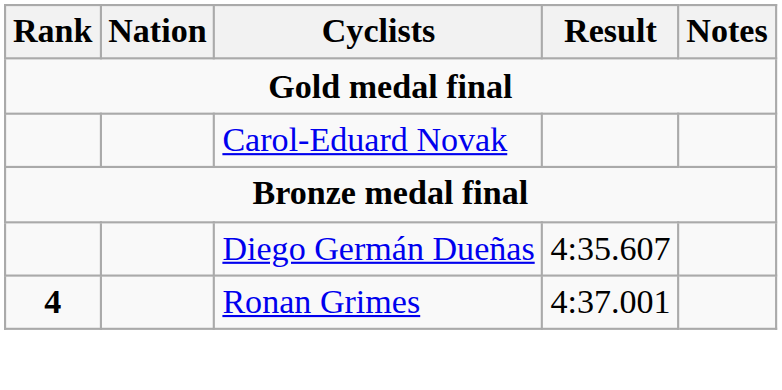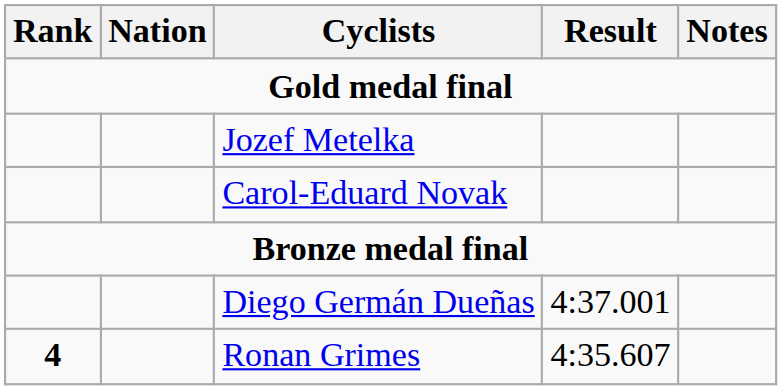+ row: (318, 139)
(611, 247) 4:35.607 -> (611, 301) 4:37.001
(611, 301) 4:37.001 -> (611, 355) 4:35.607
